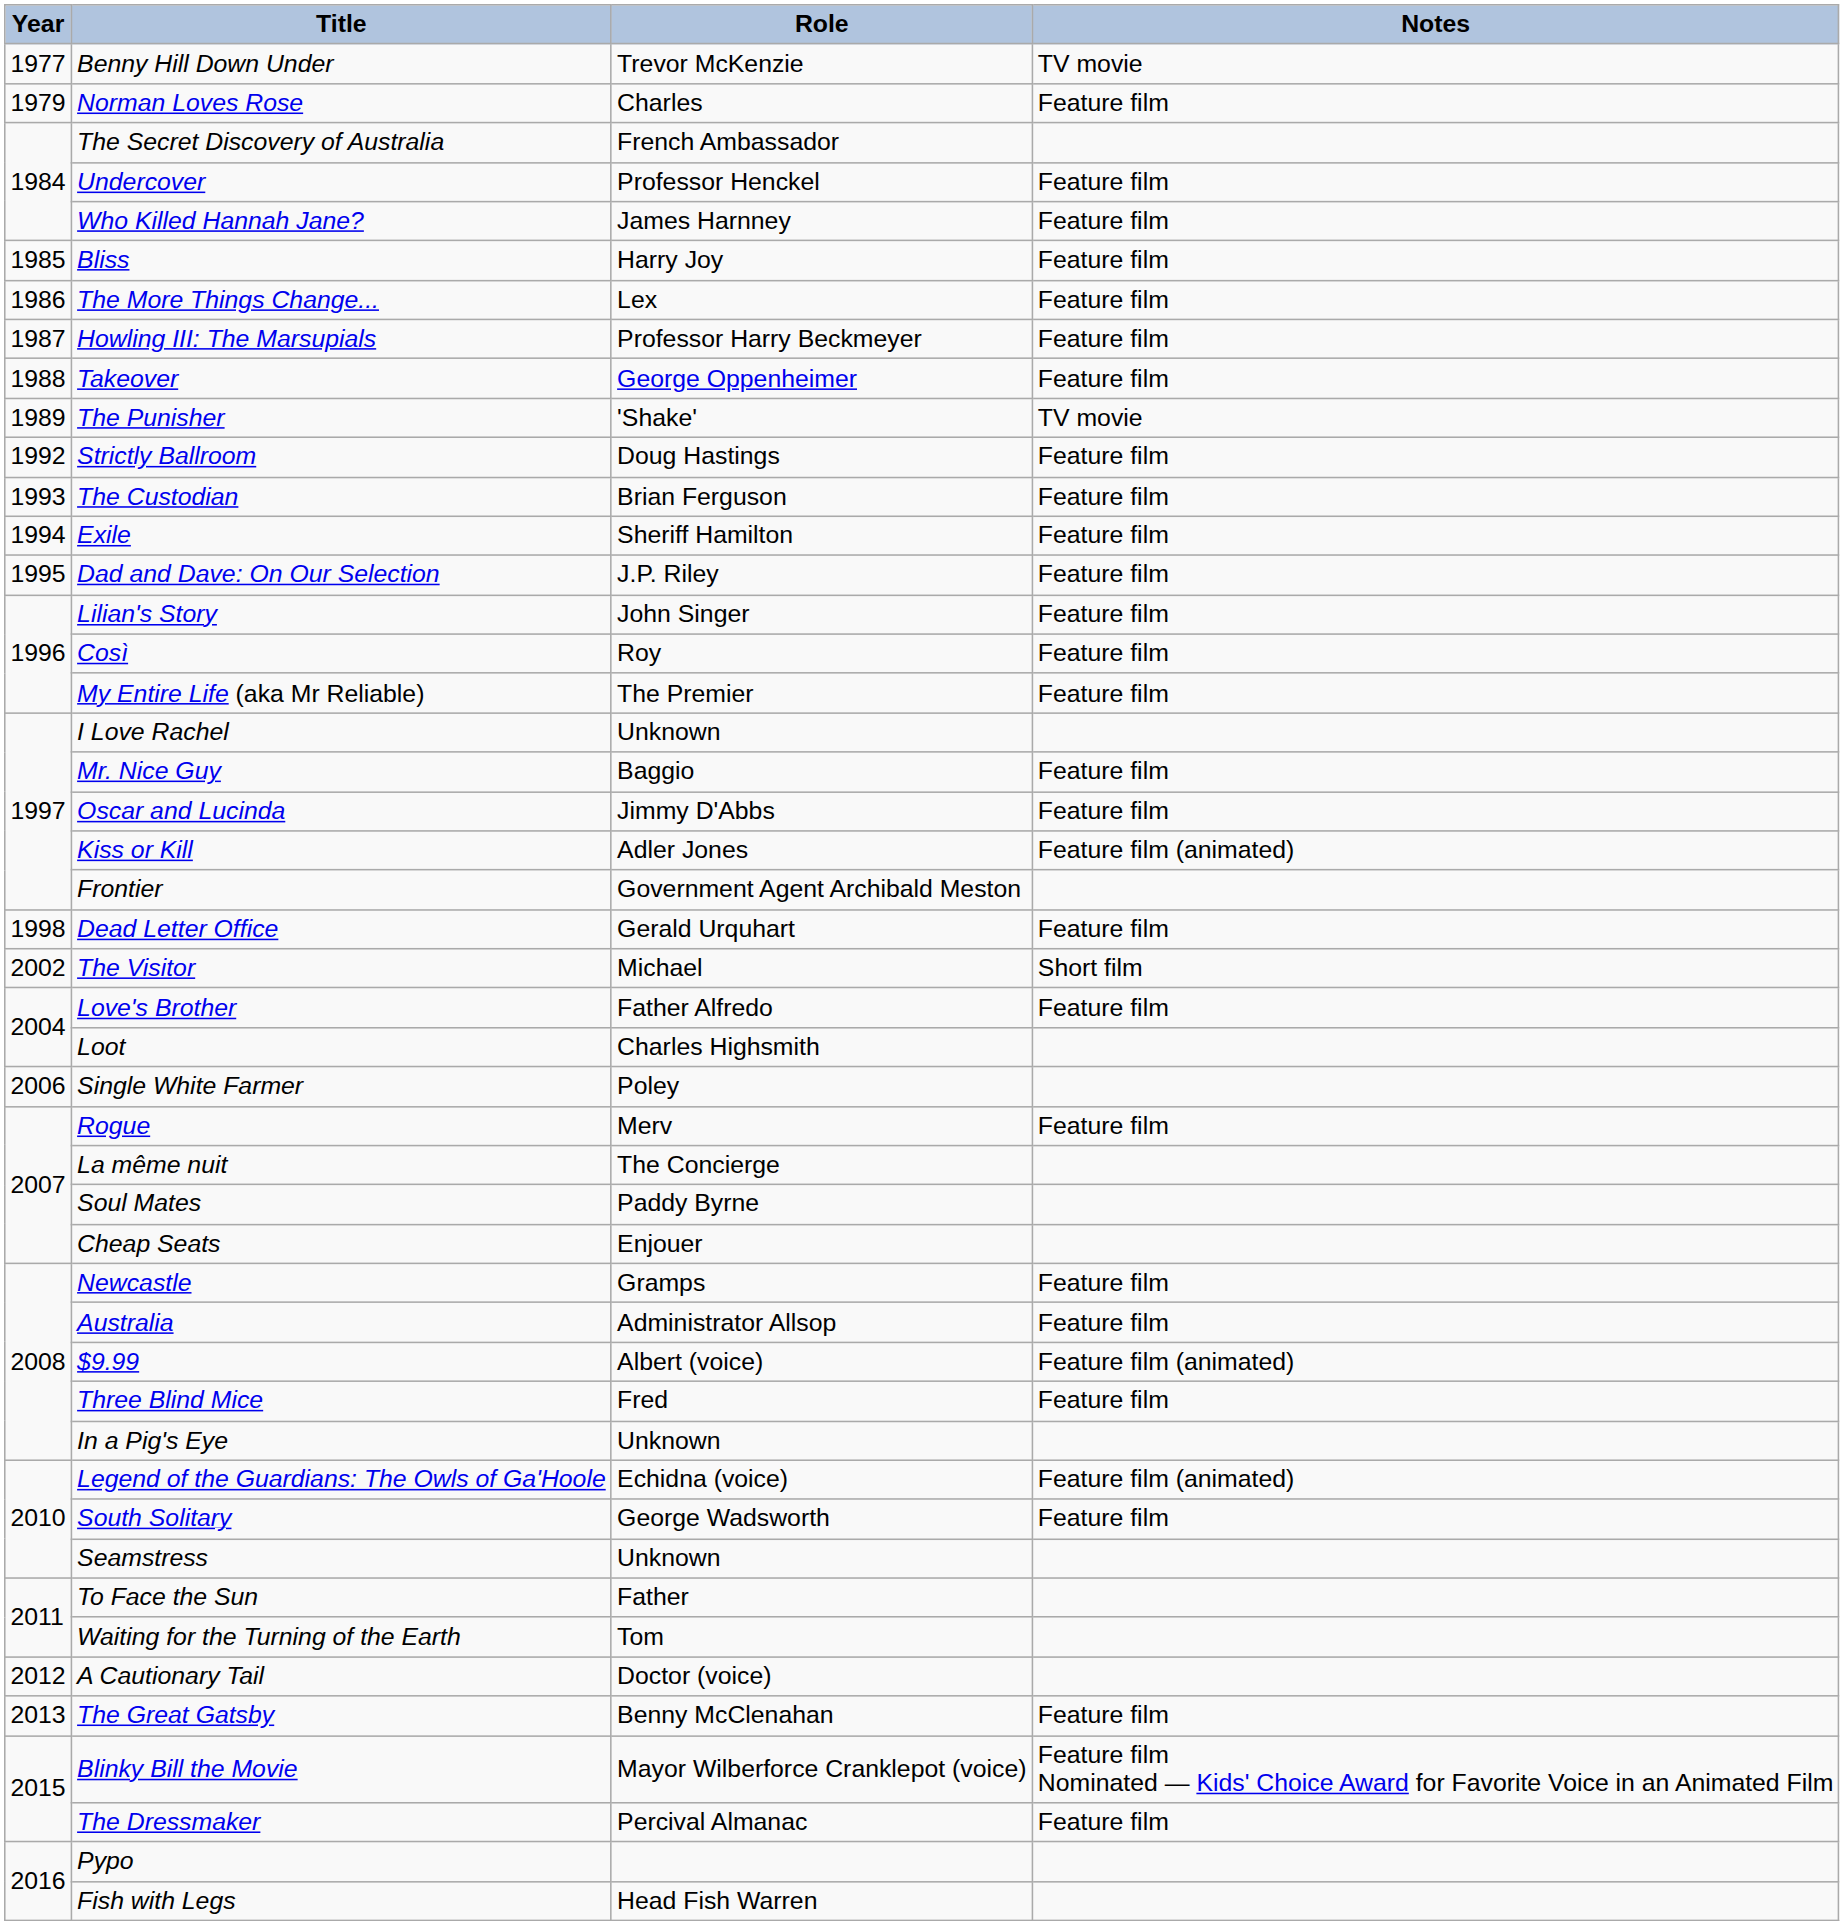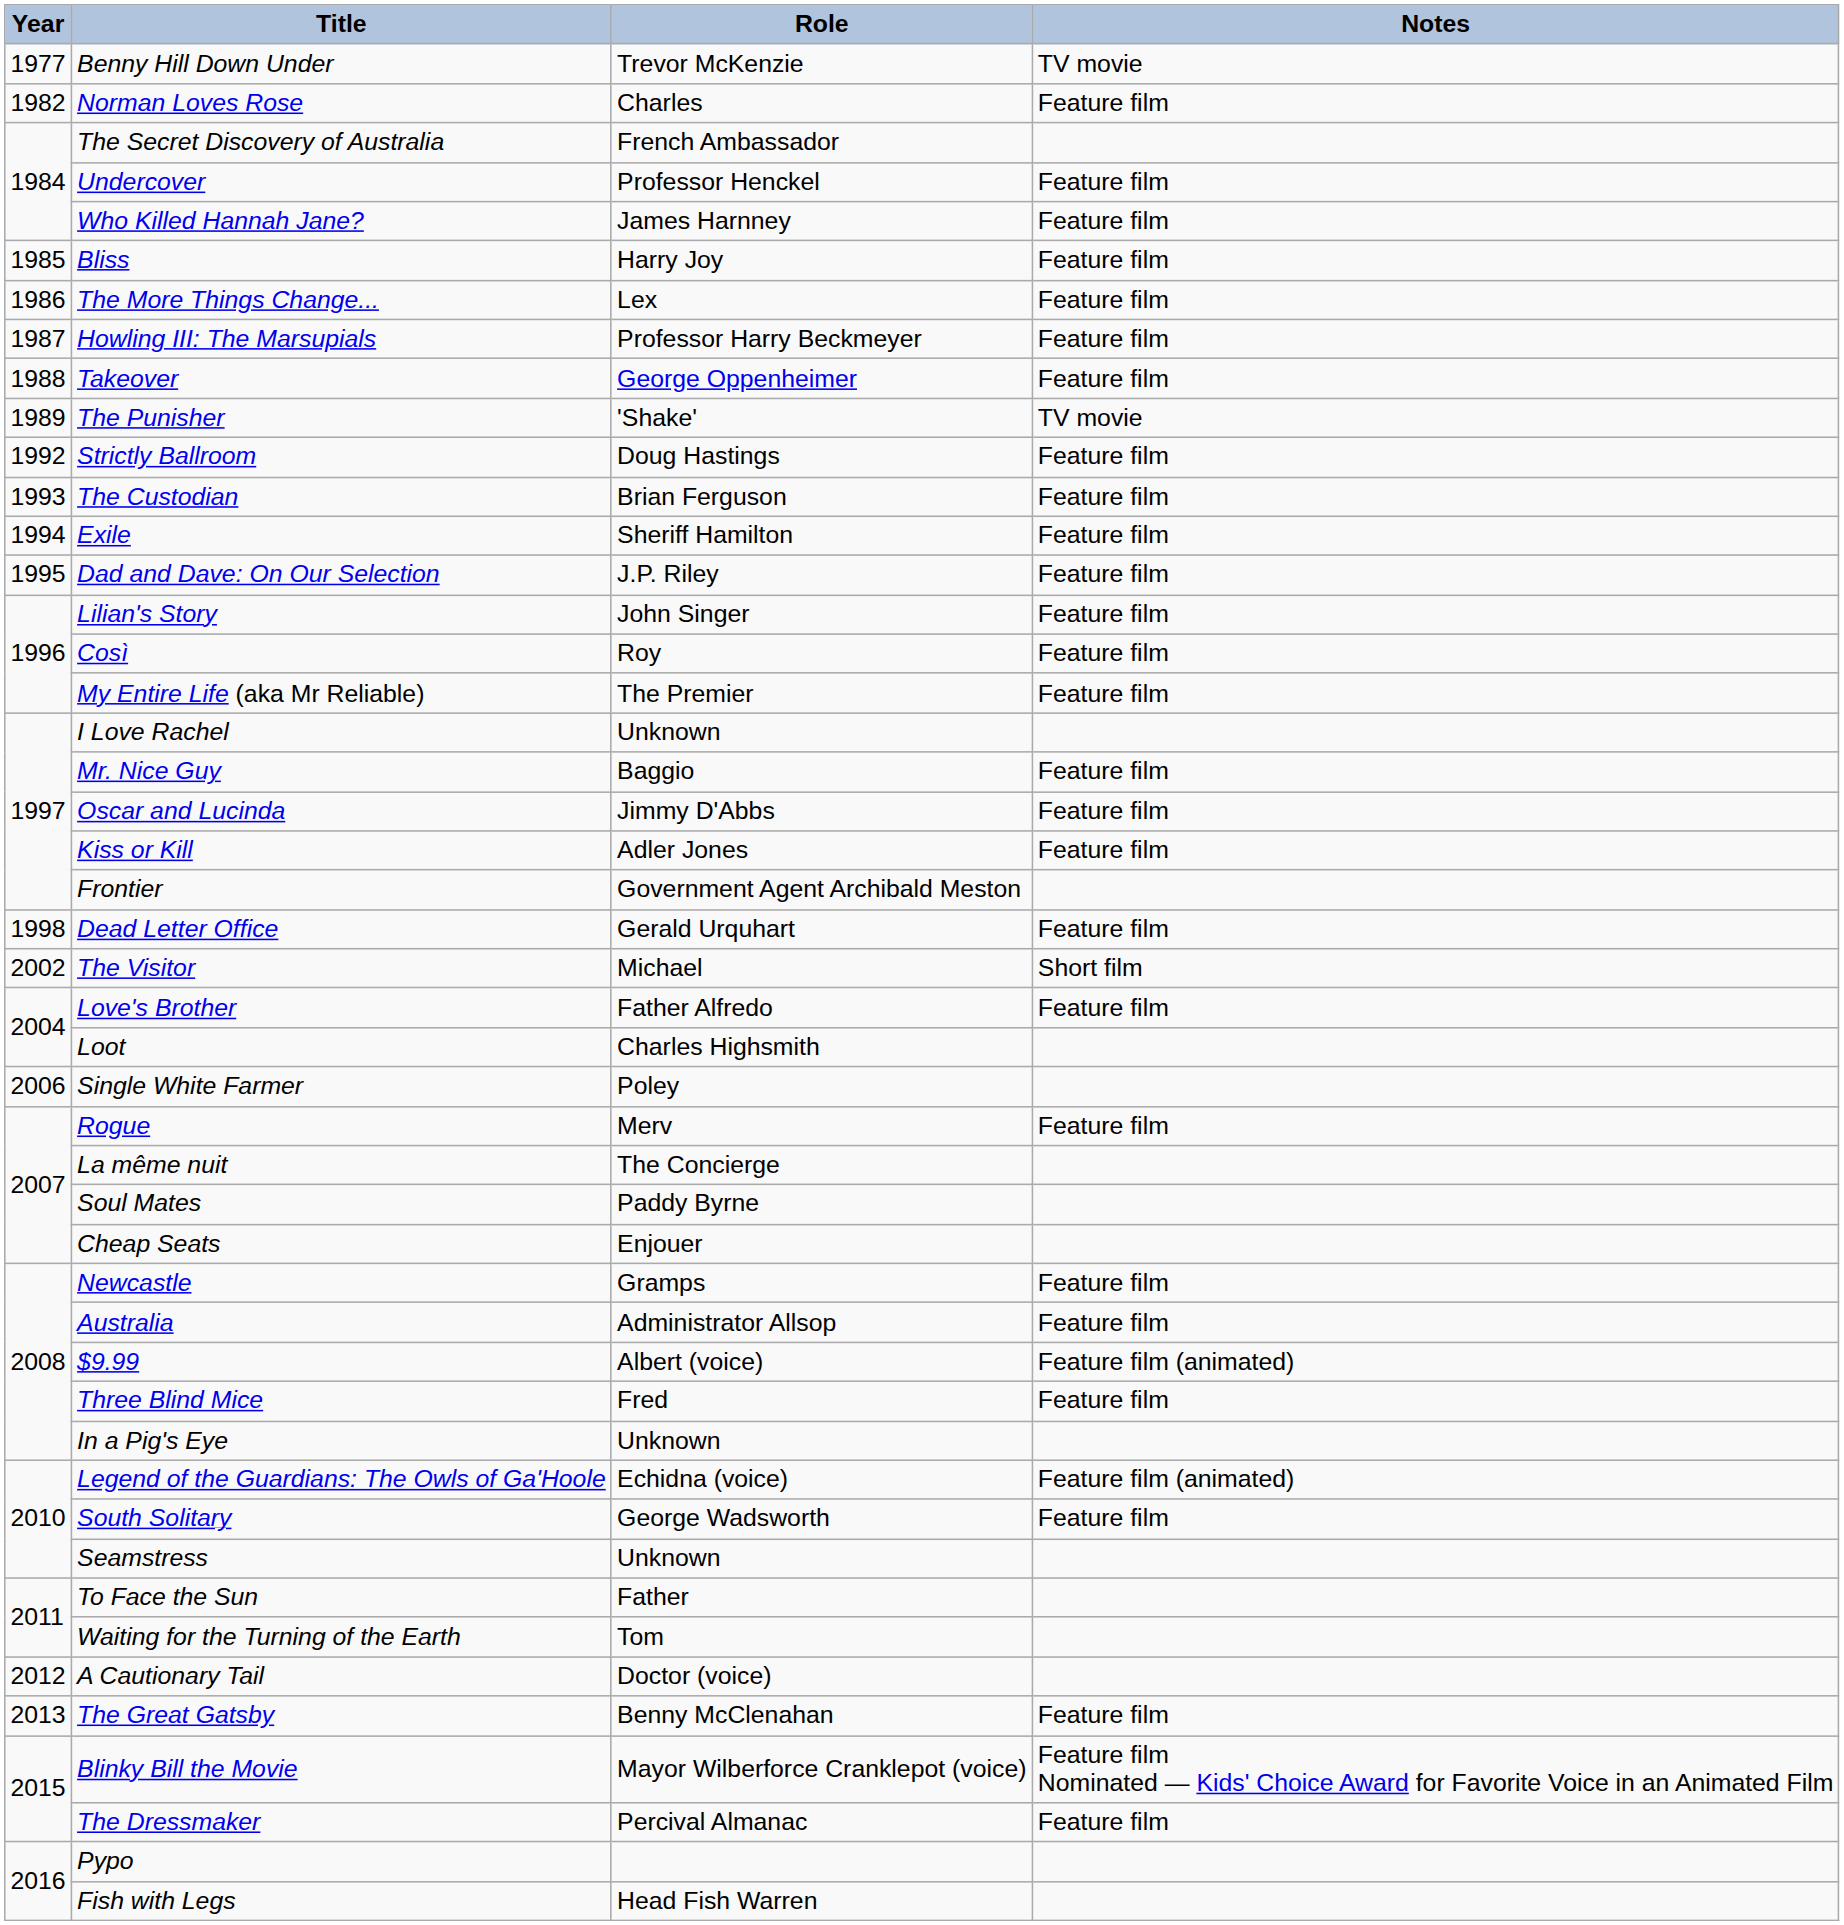(38, 102) 1979 -> (38, 102) 1982
(1166, 850) Feature film (animated) -> (1103, 850) Feature film
